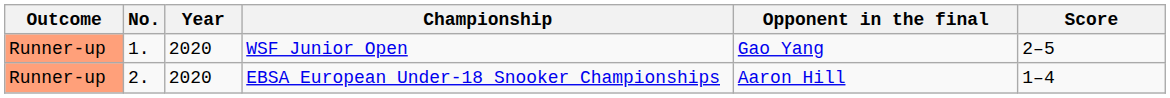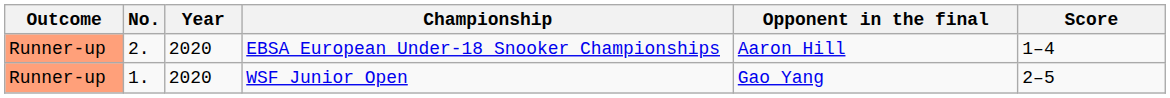rows swapped: (327, 49) <-> (483, 78)
